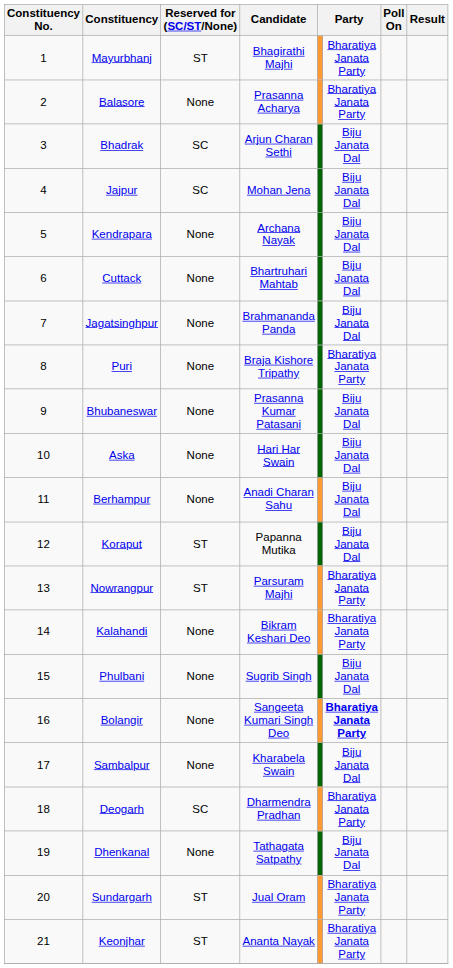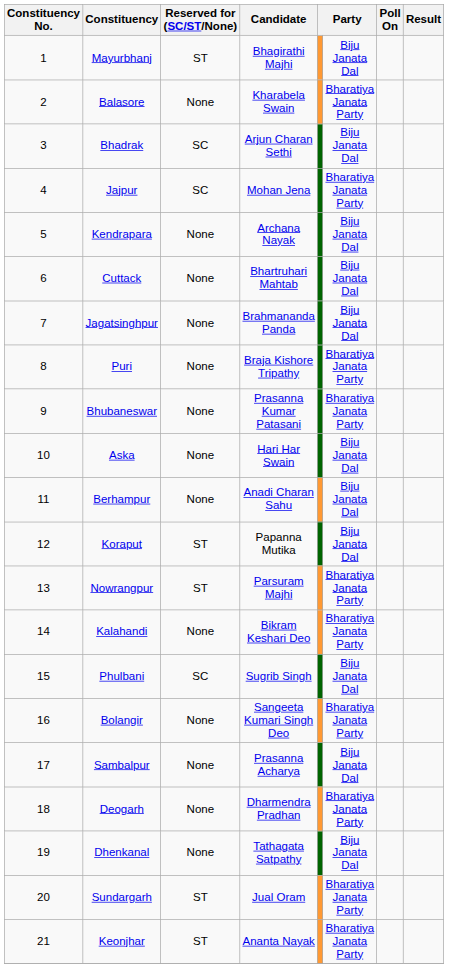(352, 57) Bharatiya Janata Party -> (350, 57) Biju Janata Dal
(279, 102) Prasanna Acharya -> (279, 102) Kharabela Swain
(352, 190) Biju Janata Dal -> (350, 190) Bharatiya Janata Party
(352, 411) Biju Janata Dal -> (350, 411) Bharatiya Janata Party
(200, 676) None -> (200, 676) SC
(352, 720) bold -> (350, 720) normal
(279, 764) Kharabela Swain -> (279, 764) Prasanna Acharya
(200, 809) SC -> (200, 809) None
